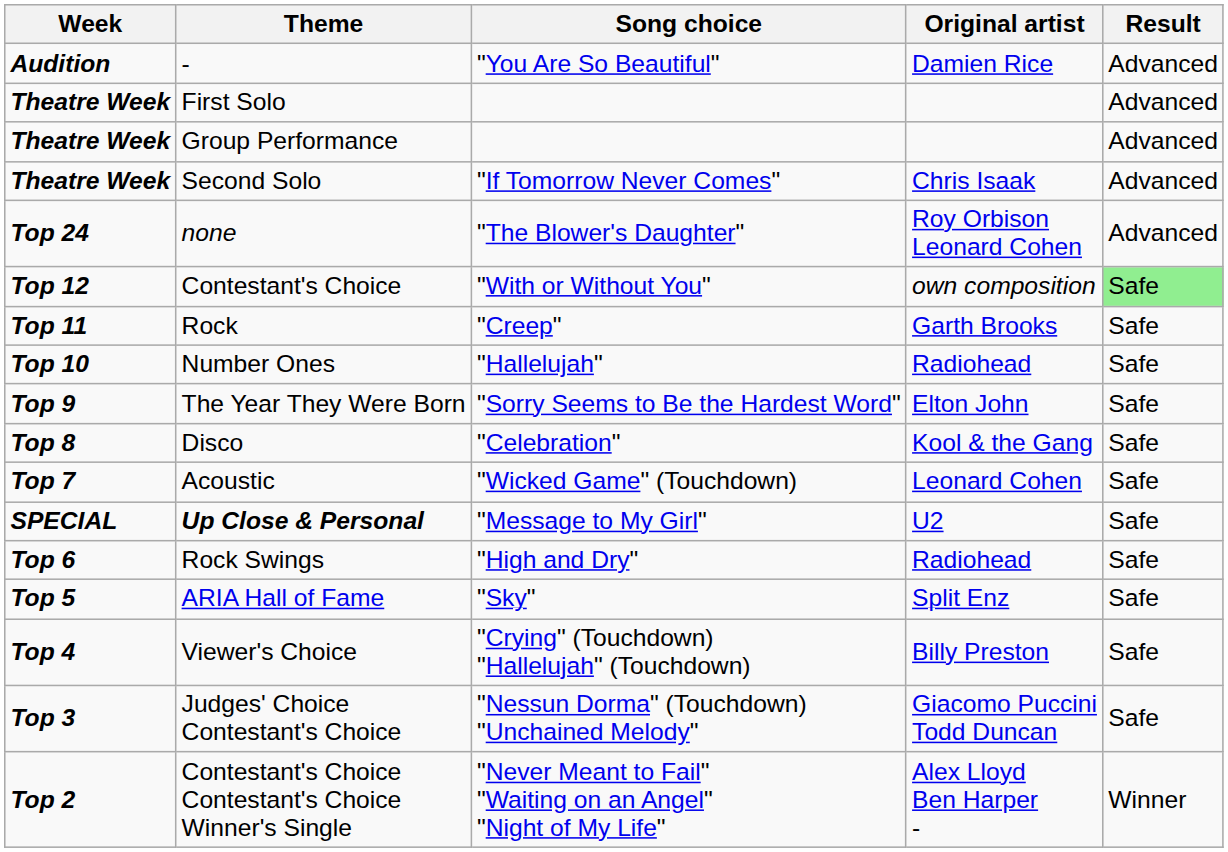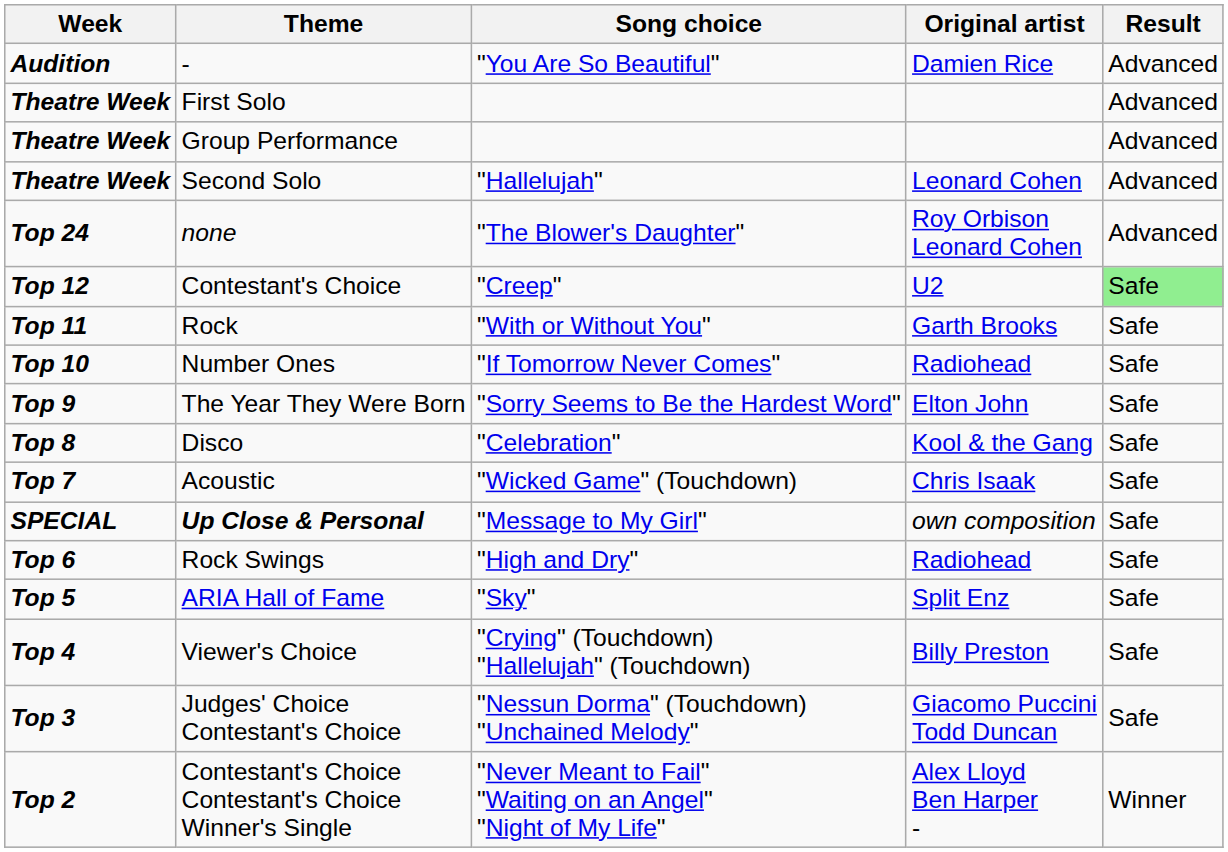(629, 180) "If Tomorrow Never Comes" -> (540, 180) "Hallelujah"
(974, 180) Chris Isaak -> (997, 180) Leonard Cohen
(594, 286) "With or Without You" -> (519, 286) "Creep"
(1004, 286) own composition -> (928, 286) U2
(519, 325) "Creep" -> (594, 325) "With or Without You"
(540, 364) "Hallelujah" -> (629, 364) "If Tomorrow Never Comes"
(997, 481) Leonard Cohen -> (974, 481) Chris Isaak
(928, 520) U2 -> (1004, 520) own composition
